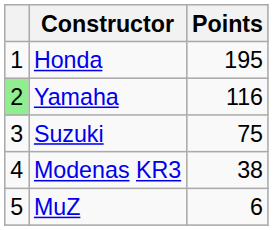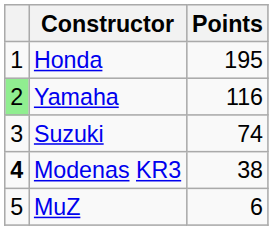(250, 134) 75 -> (250, 134) 74
(17, 171) normal -> (17, 171) bold
